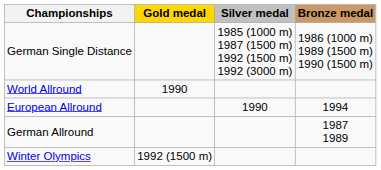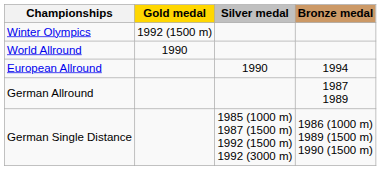rows swapped: (49, 156) <-> (69, 51)
